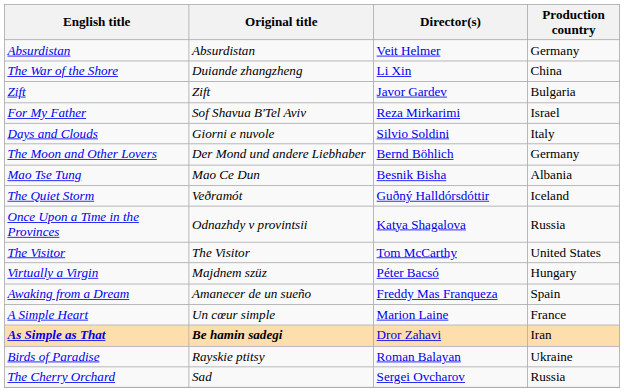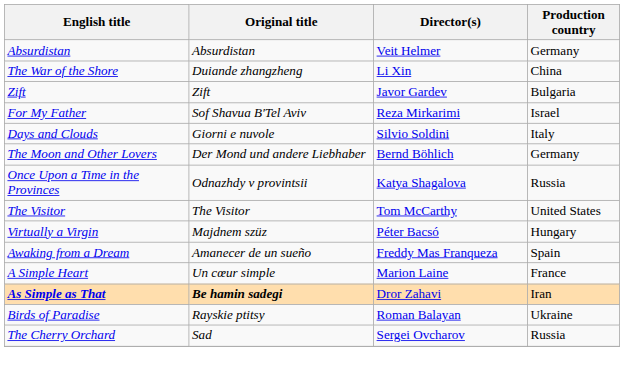- row: (44, 175)
- row: (51, 196)
